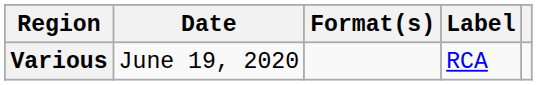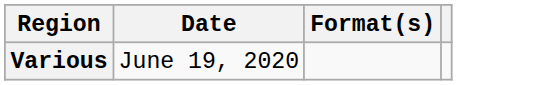- column: (481, 24)
